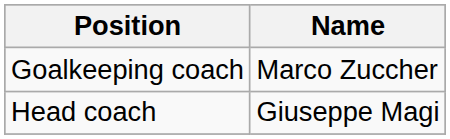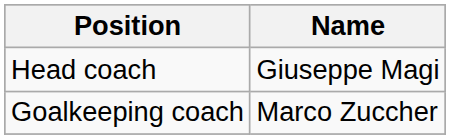rows swapped: (84, 112) <-> (128, 69)
